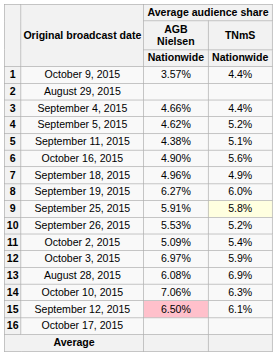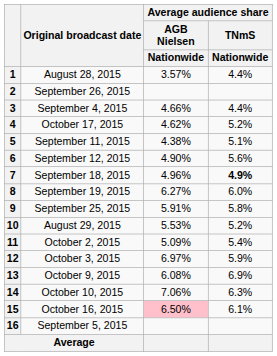(82, 74) October 9, 2015 -> (82, 74) August 28, 2015
(82, 91) August 29, 2015 -> (82, 91) September 26, 2015
(82, 125) September 5, 2015 -> (82, 125) October 17, 2015
(82, 158) October 16, 2015 -> (82, 158) September 12, 2015
(240, 175) normal -> (240, 175) bold
(240, 208) lightyellow background -> (240, 208) no background
(82, 225) September 26, 2015 -> (82, 225) August 29, 2015
(82, 275) August 28, 2015 -> (82, 275) October 9, 2015
(82, 309) September 12, 2015 -> (82, 309) October 16, 2015
(82, 326) October 17, 2015 -> (82, 326) September 5, 2015
